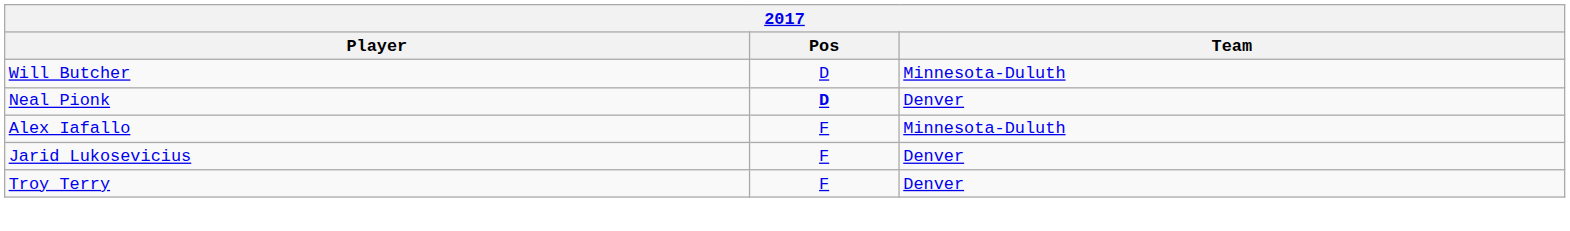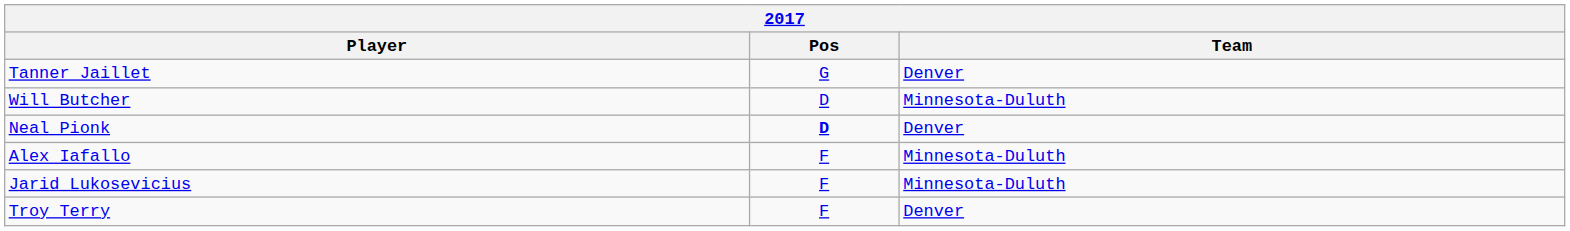+ row: (80, 74)
(934, 156) Denver -> (984, 184) Minnesota-Duluth
